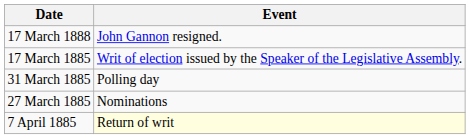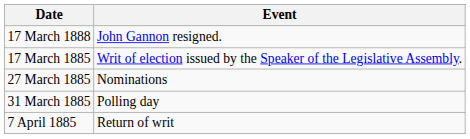rows swapped: (49, 101) <-> (49, 79)
(135, 123) lightyellow background -> (135, 123) no background
